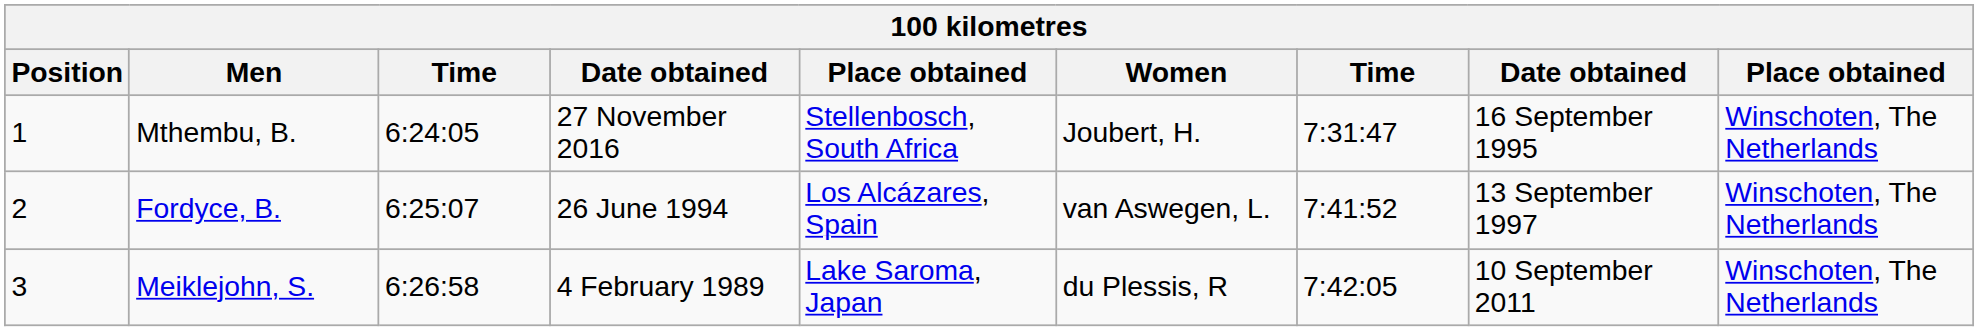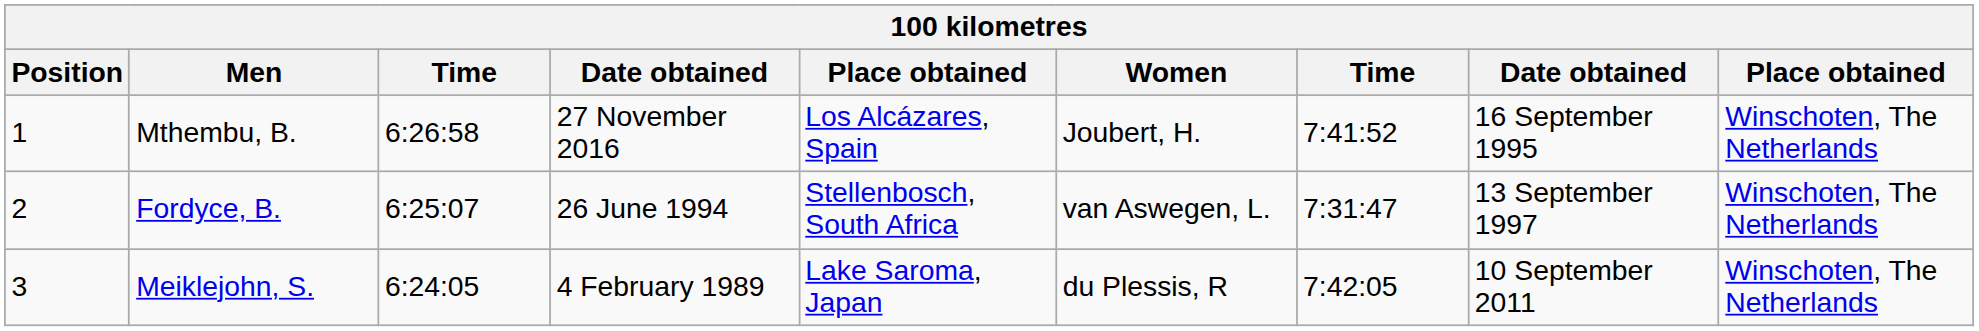(432, 132) 6:24:05 -> (432, 132) 6:26:58
(890, 132) Stellenbosch, South Africa -> (897, 132) Los Alcázares, Spain
(1350, 132) 7:31:47 -> (1350, 132) 7:41:52
(897, 209) Los Alcázares, Spain -> (890, 209) Stellenbosch, South Africa
(1350, 209) 7:41:52 -> (1350, 209) 7:31:47
(432, 286) 6:26:58 -> (432, 286) 6:24:05
